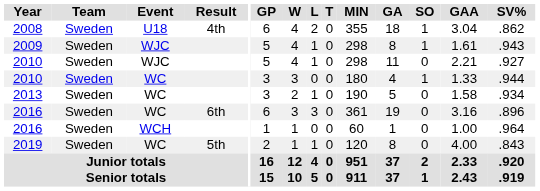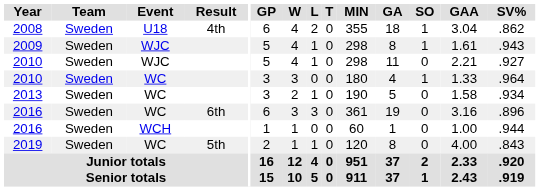(512, 78) .944 -> (512, 78) .964
(512, 128) .964 -> (512, 128) .944
